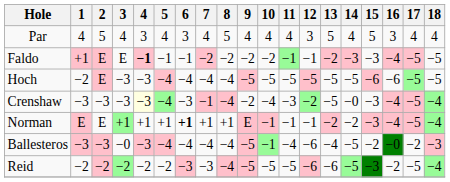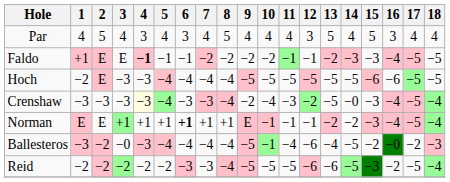(206, 101) −1 -> (206, 101) −3
(102, 144) −3 -> (102, 144) −2
